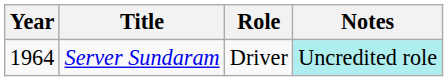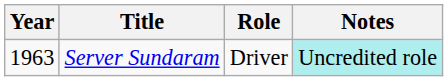(32, 57) 1964 -> (32, 57) 1963
